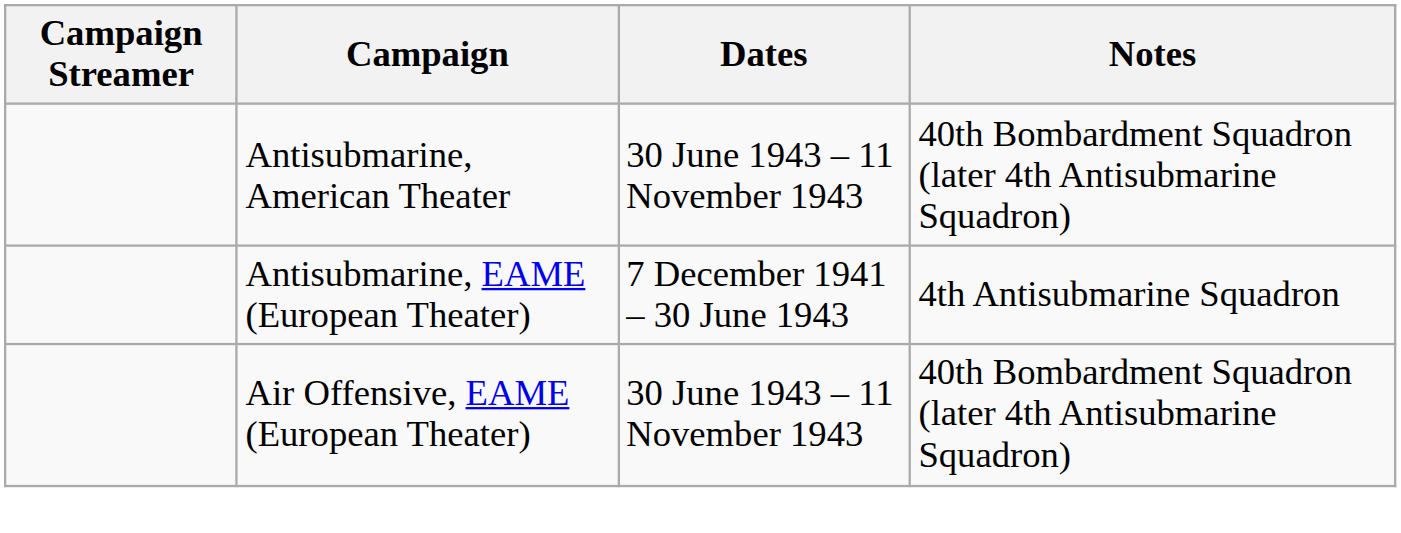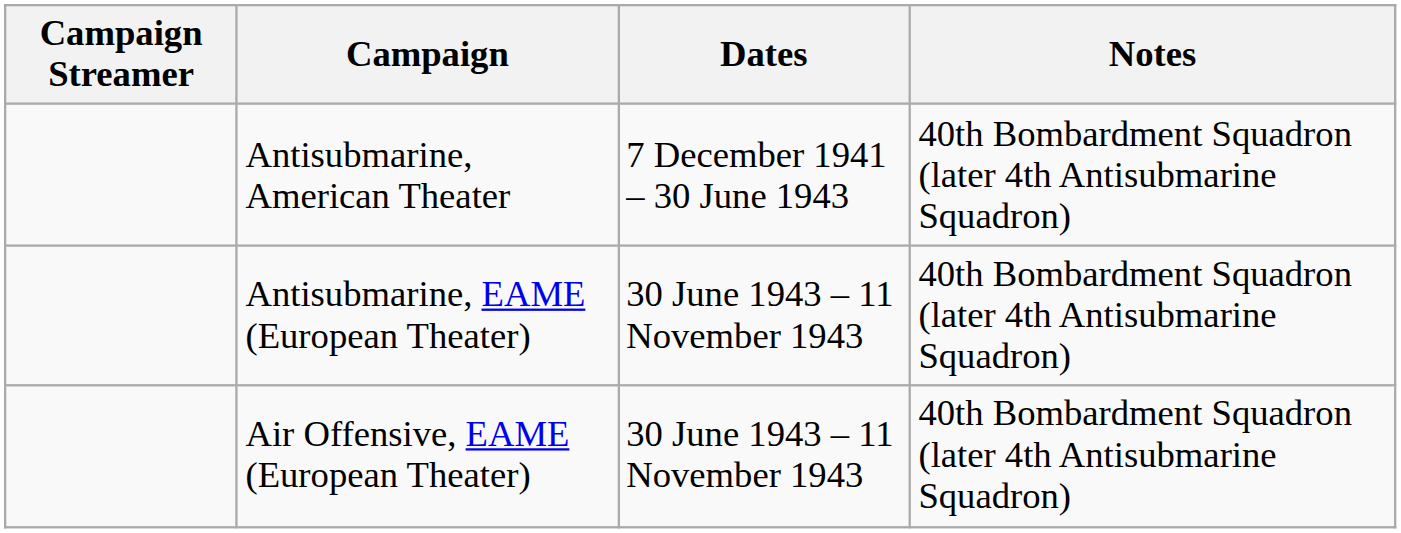(760, 174) 30 June 1943 – 11 November 1943 -> (756, 174) 7 December 1941 – 30 June 1943
(756, 294) 7 December 1941 – 30 June 1943 -> (760, 314) 30 June 1943 – 11 November 1943
(1129, 294) 4th Antisubmarine Squadron -> (1135, 314) 40th Bombardment Squadron (later 4th Antisubmarine Squadron)
